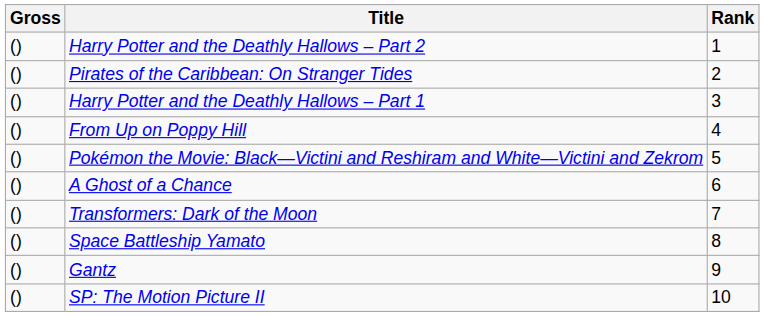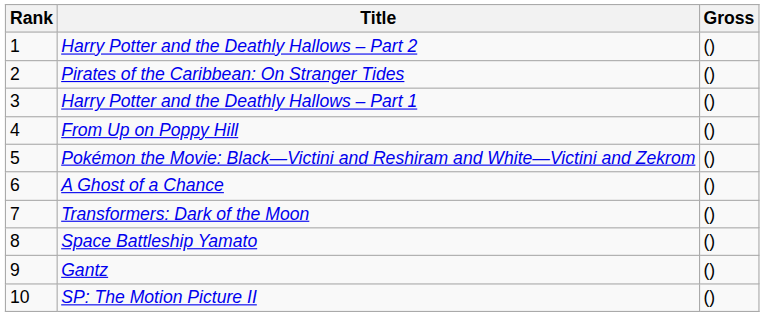columns swapped: (733, 18) <-> (35, 18)
